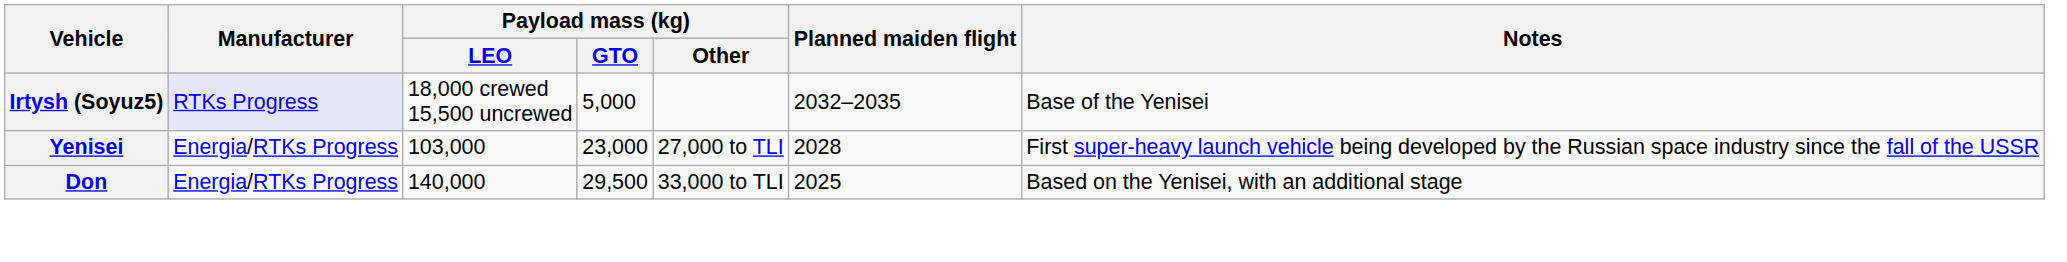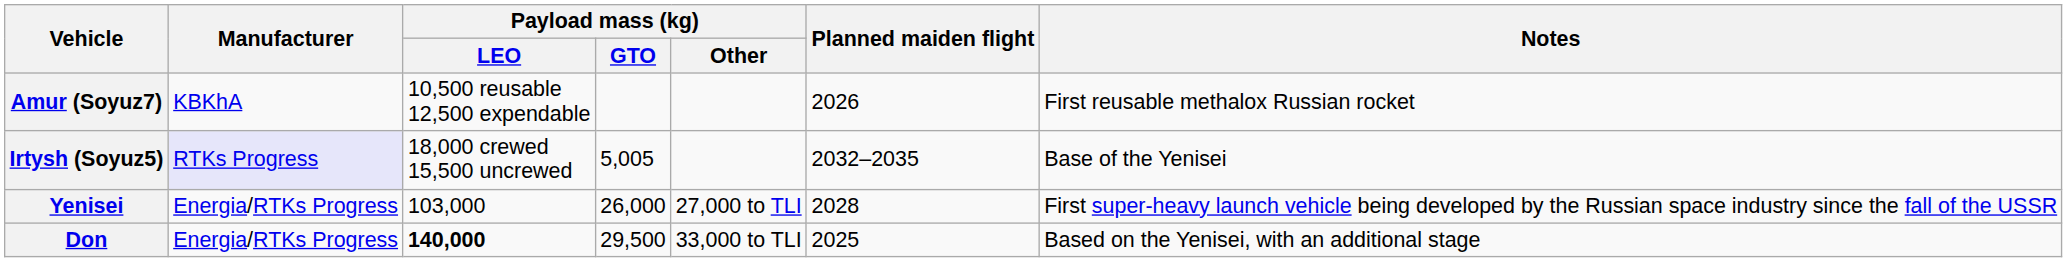+ row: (86, 101)
(609, 101) 5,000 -> (627, 159) 5,005
(615, 147) 23,000 -> (633, 205) 26,000
(447, 181) normal -> (447, 239) bold
